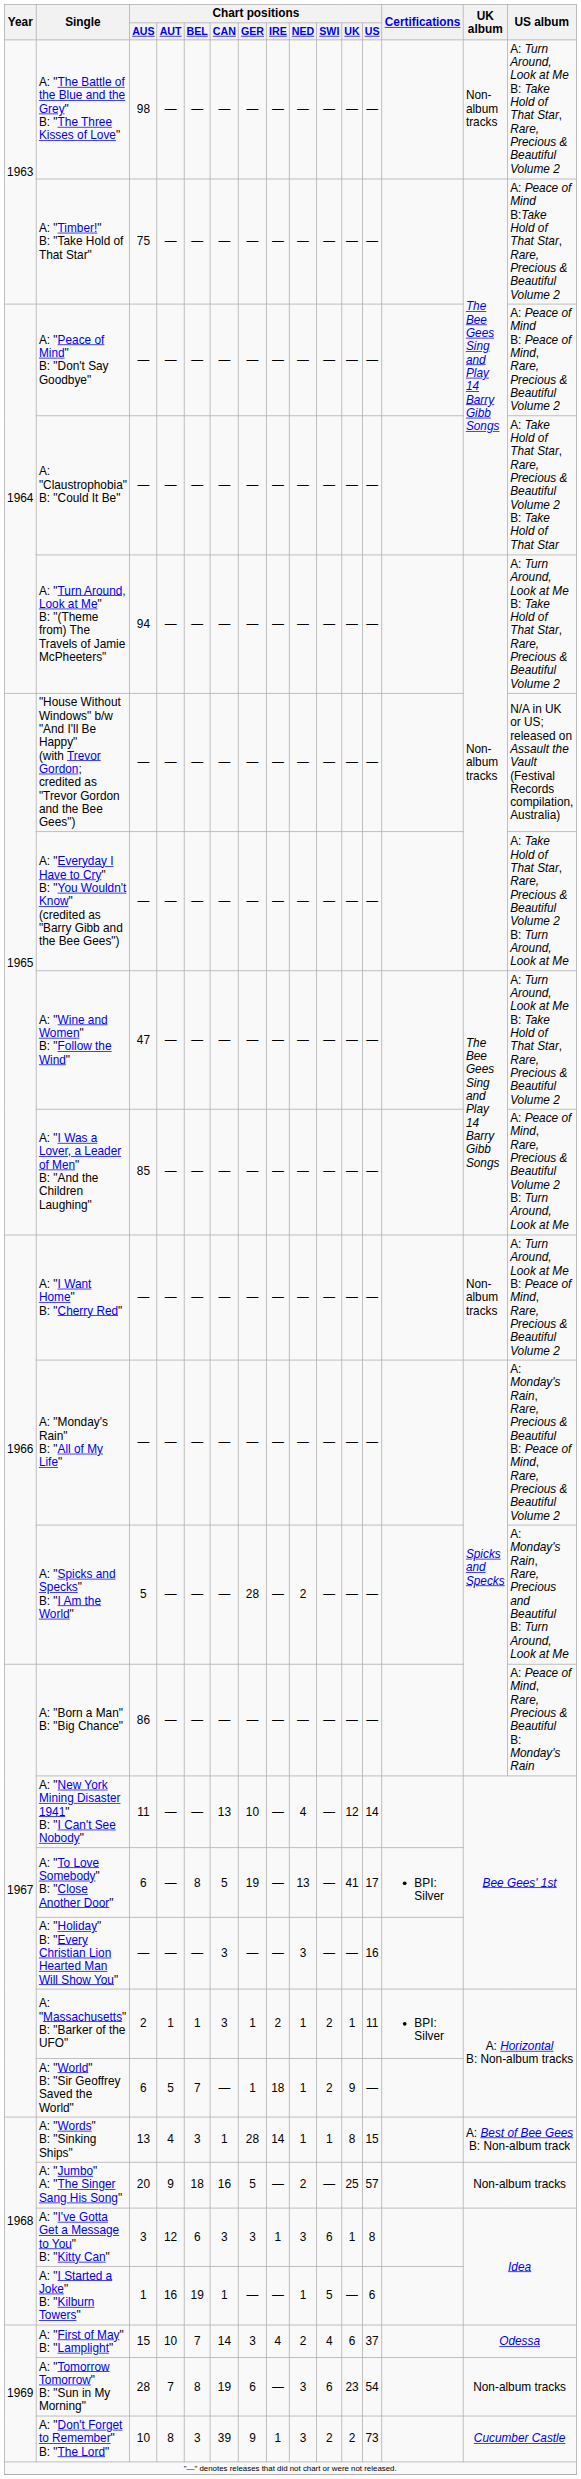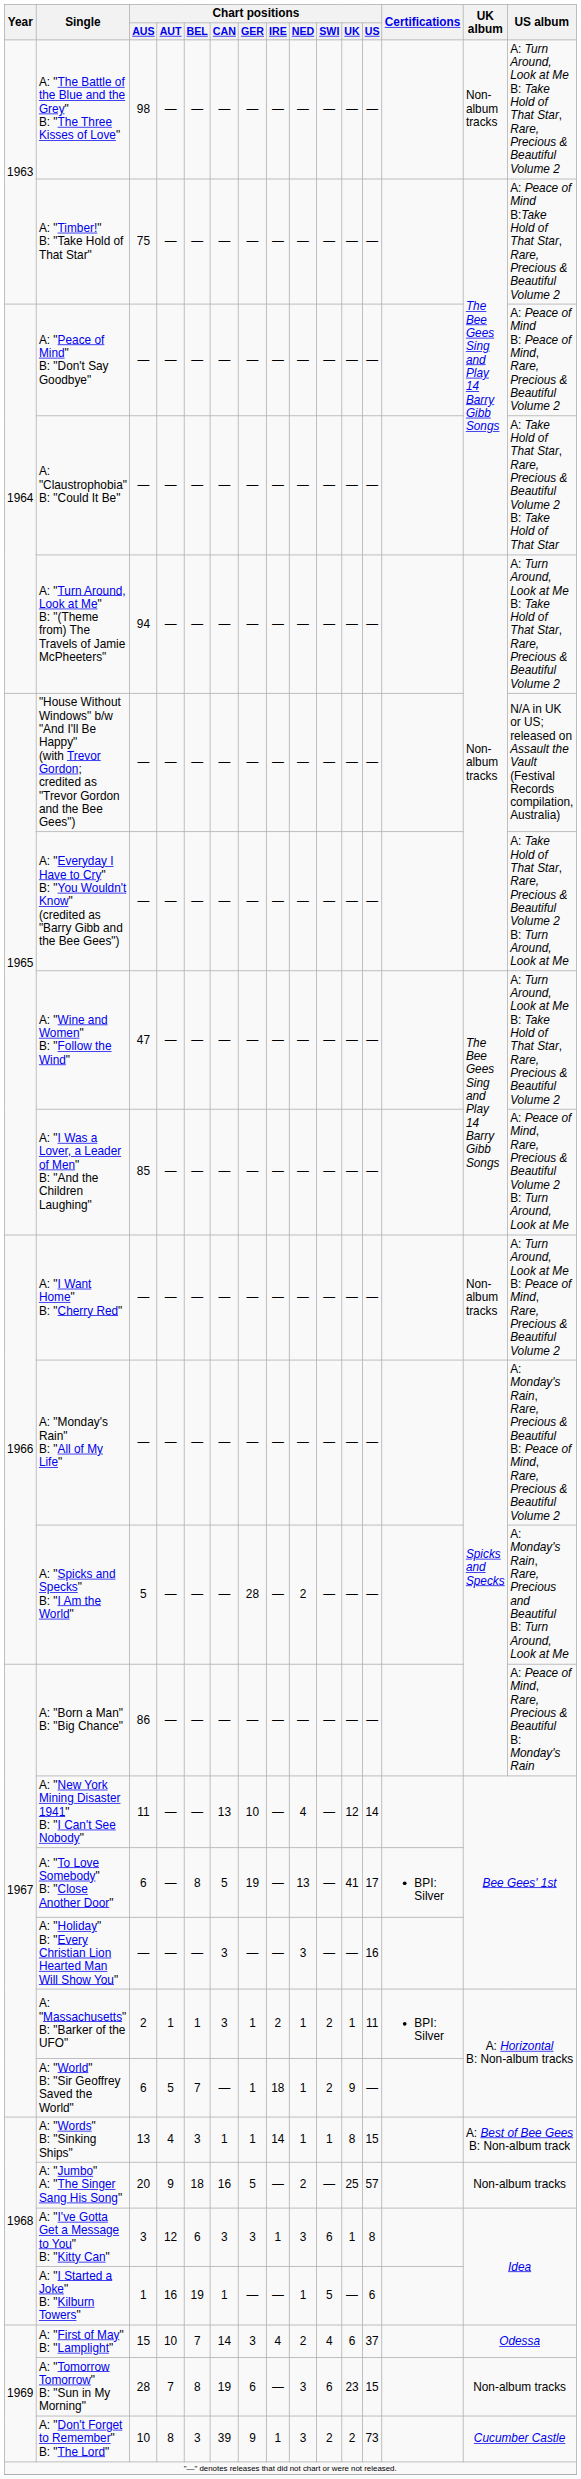(252, 2139) 28 -> (252, 2139) 1
(372, 2386) 54 -> (372, 2386) 15
